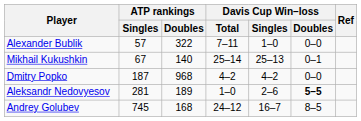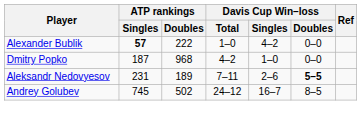(140, 44) normal -> (140, 44) bold
(184, 44) 322 -> (184, 44) 222
(227, 44) 7–11 -> (227, 44) 1–0
(270, 44) 1–0 -> (270, 44) 4–2
- row: (47, 60)
(270, 76) 4–2 -> (270, 60) 1–0
(140, 92) 281 -> (140, 76) 231
(227, 92) 1–0 -> (227, 76) 7–11
(184, 108) 168 -> (184, 92) 502
